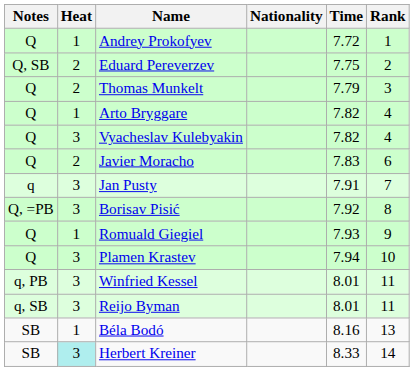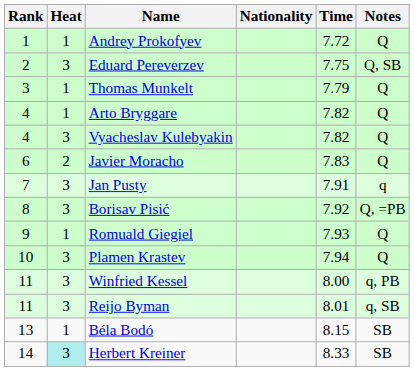columns swapped: (388, 16) <-> (31, 16)
(76, 64) 2 -> (66, 64) 3
(76, 88) 2 -> (66, 88) 1
(346, 281) 8.01 -> (336, 281) 8.00
(346, 329) 8.16 -> (336, 329) 8.15
